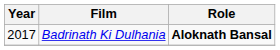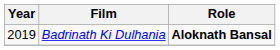(22, 34) 2017 -> (22, 34) 2019
